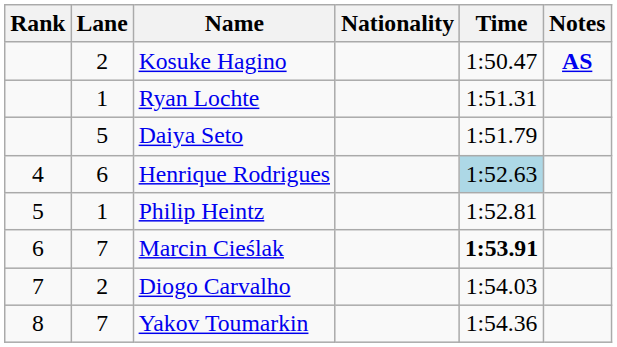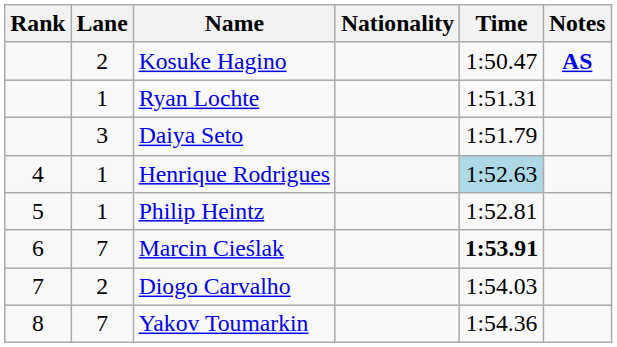(102, 135) 5 -> (102, 135) 3
(102, 173) 6 -> (102, 173) 1
